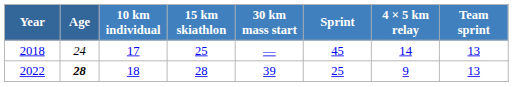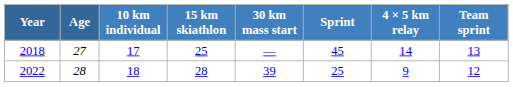(80, 50) 24 -> (80, 50) 27
(80, 71) bold -> (80, 71) normal
(474, 71) 13 -> (474, 71) 12
